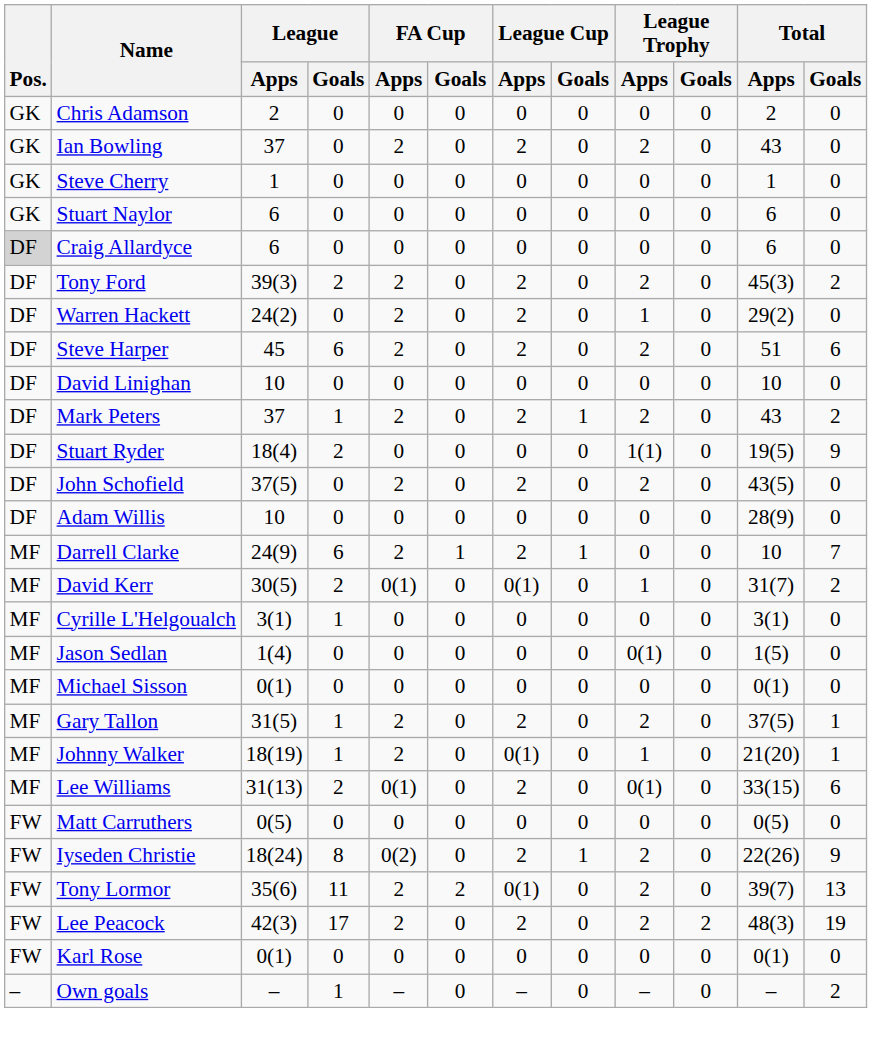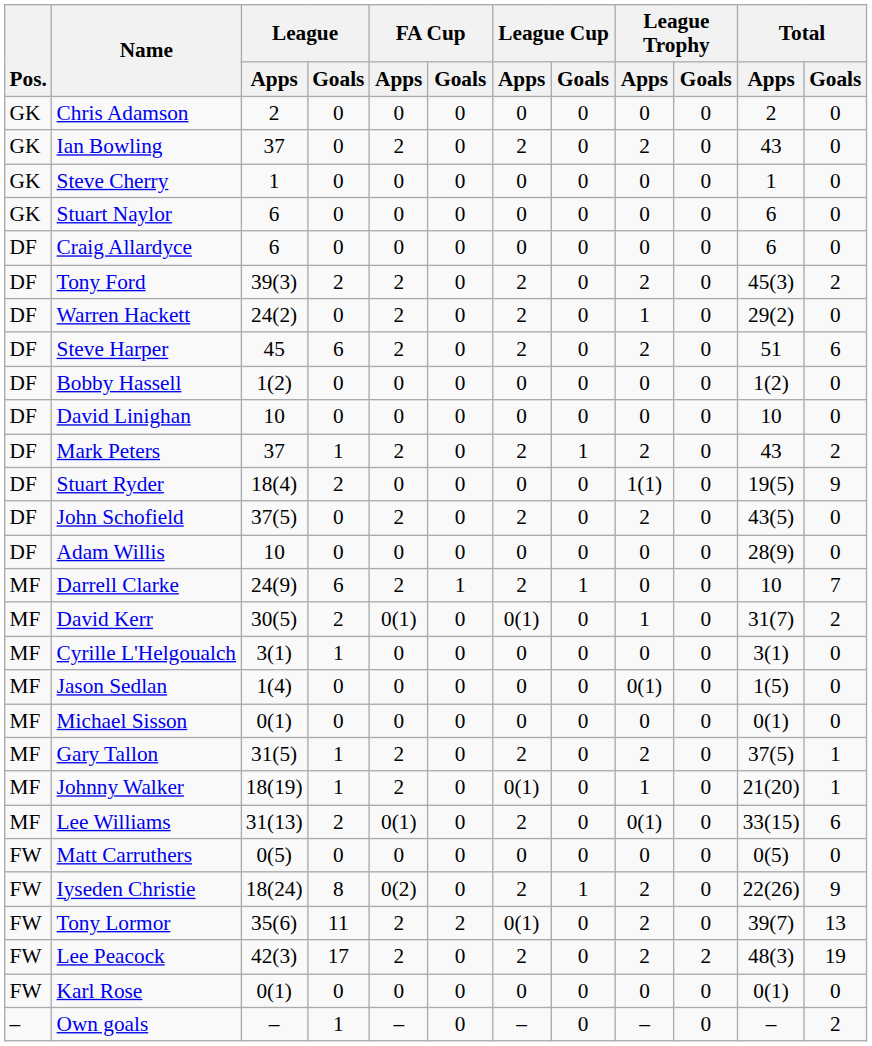(23, 247) lightgrey background -> (23, 247) no background
+ row: (119, 382)
